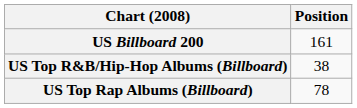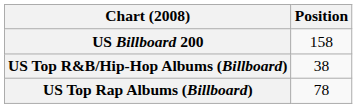(321, 41) 161 -> (321, 41) 158
